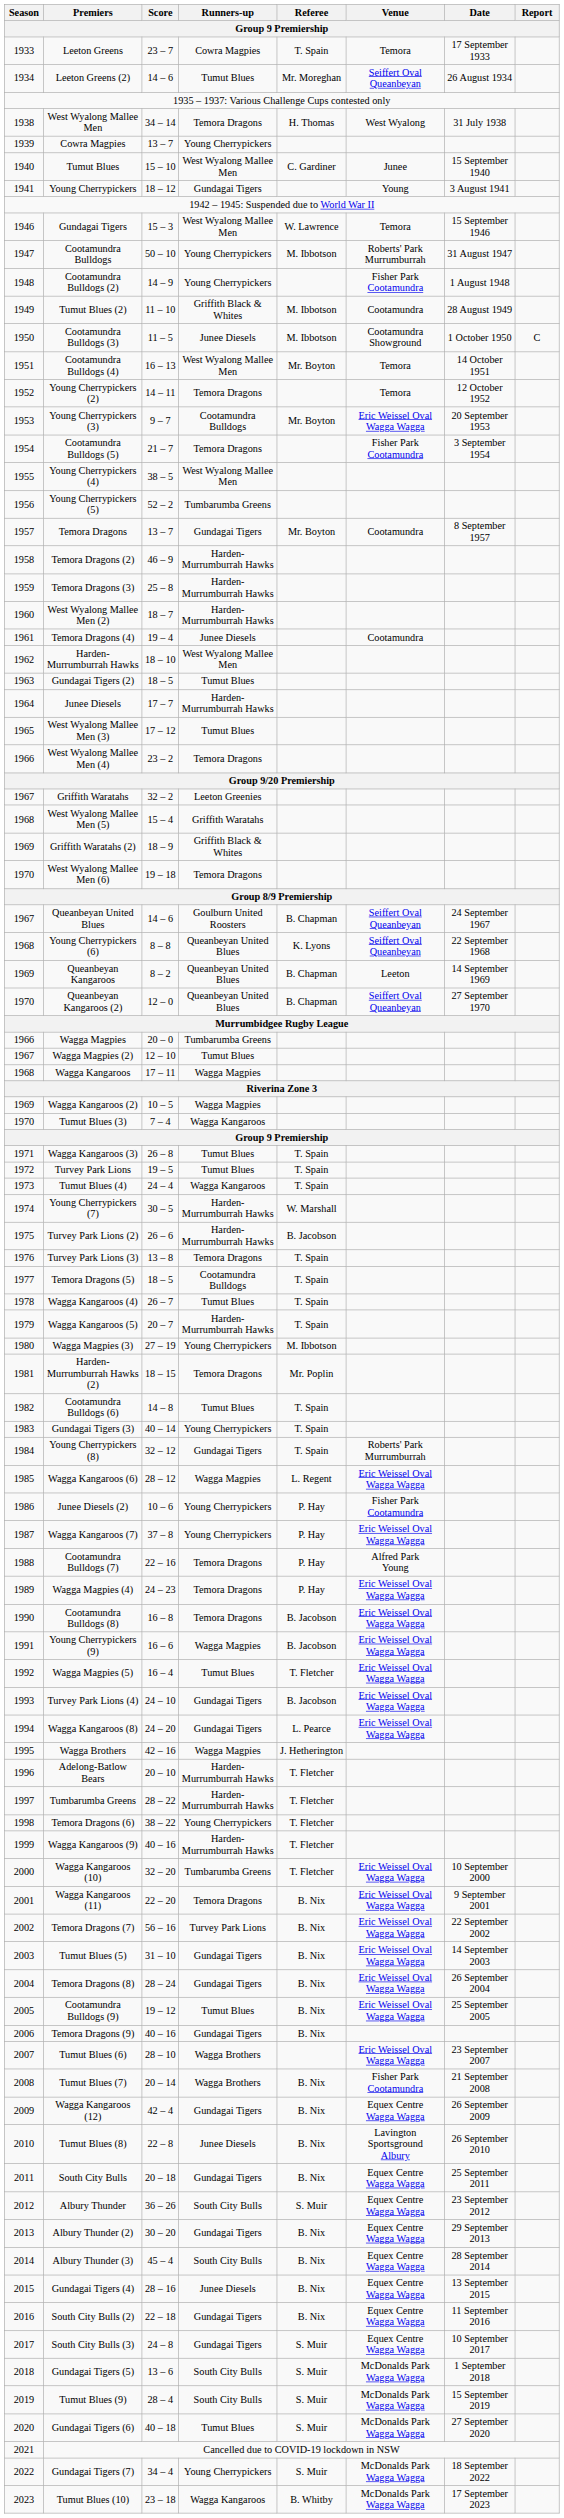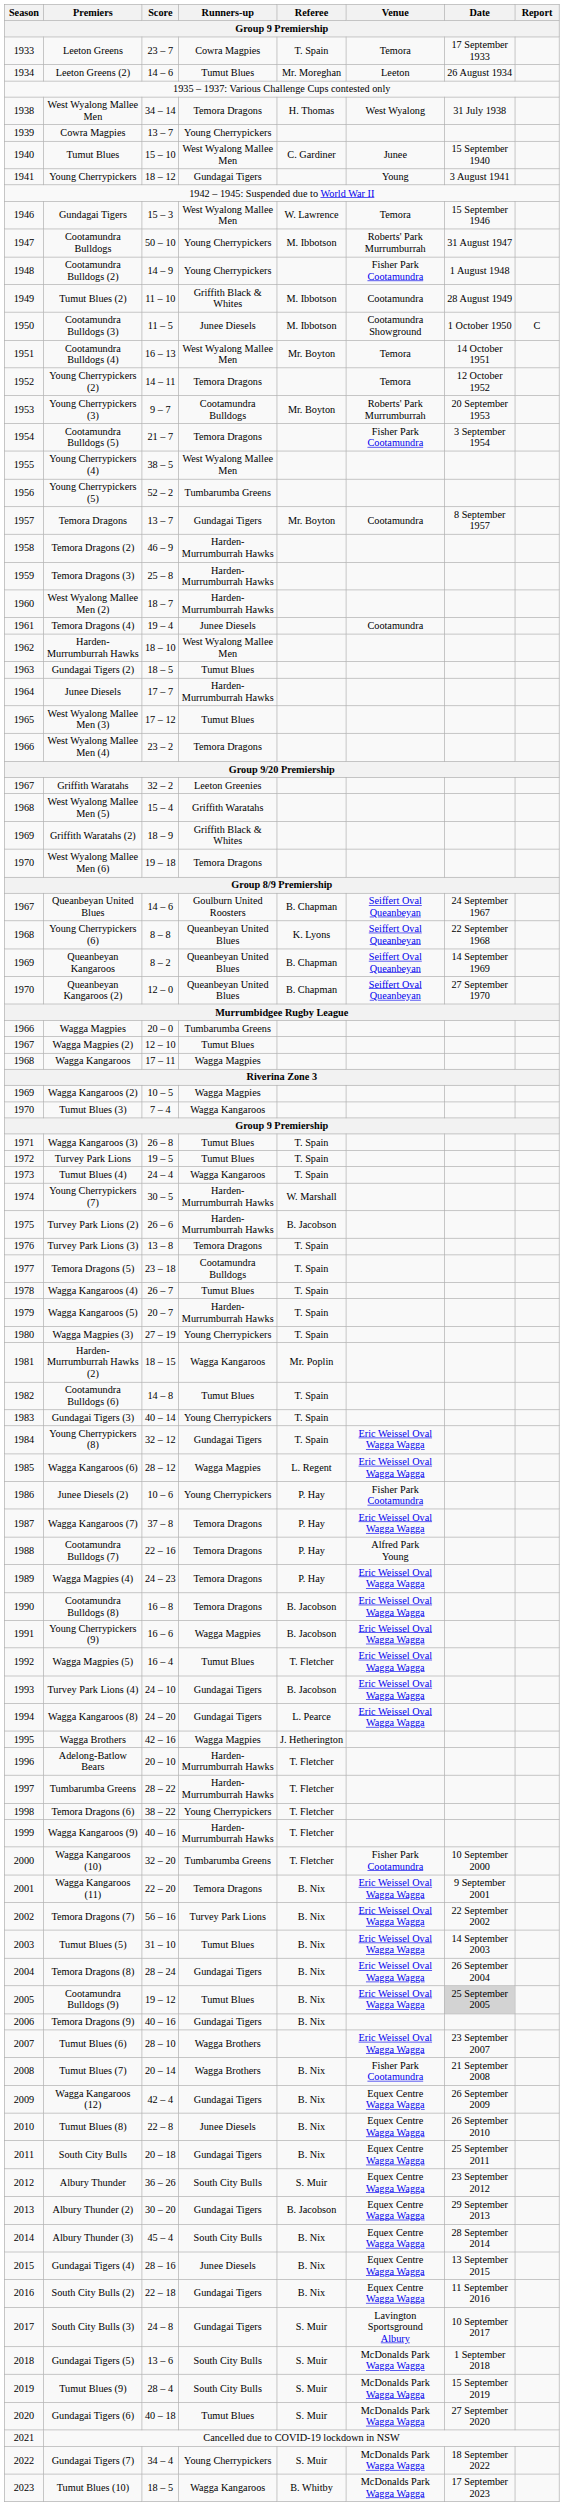(395, 78) Seiffert Oval Queanbeyan -> (395, 72) Leeton
(395, 421) Eric Weissel Oval Wagga Wagga -> (395, 409) Roberts' Park Murrumburrah
(395, 974) Leeton -> (395, 962) Seiffert Oval Queanbeyan
(160, 1280) 18 – 5 -> (160, 1268) 23 – 18
(312, 1346) M. Ibbotson -> (312, 1334) T. Spain
(228, 1373) Temora Dragons -> (228, 1362) Wagga Kangaroos
(395, 1451) Roberts' Park Murrumburrah -> (395, 1439) Eric Weissel Oval Wagga Wagga
(228, 1534) Young Cherrypickers -> (228, 1523) Temora Dragons
(395, 1872) Eric Weissel Oval Wagga Wagga -> (395, 1861) Fisher Park Cootamundra
(228, 1955) Gundagai Tigers -> (228, 1944) Tumut Blues
(480, 2011) no background -> (480, 1999) lightgrey background
(395, 2144) Lavington Sportsground Albury -> (395, 2127) Equex Centre Wagga Wagga
(312, 2233) B. Nix -> (312, 2210) B. Jacobson
(395, 2344) Equex Centre Wagga Wagga -> (395, 2327) Lavington Sportsground Albury
(160, 2499) 23 – 18 -> (160, 2488) 18 – 5
